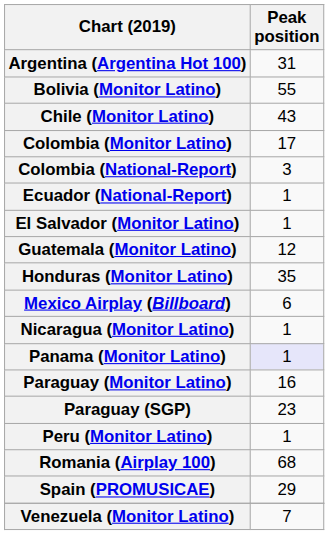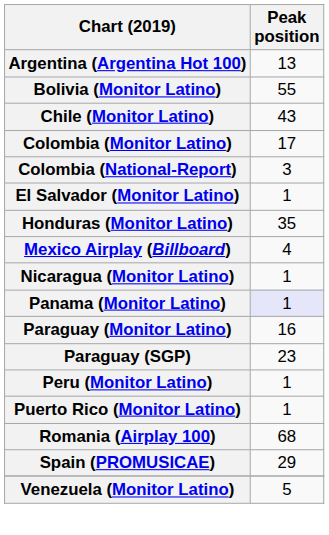(287, 63) 31 -> (287, 63) 13
- row: (127, 196)
- row: (127, 249)
(287, 303) 6 -> (287, 249) 4
+ row: (127, 409)
(287, 516) 7 -> (287, 489) 5
